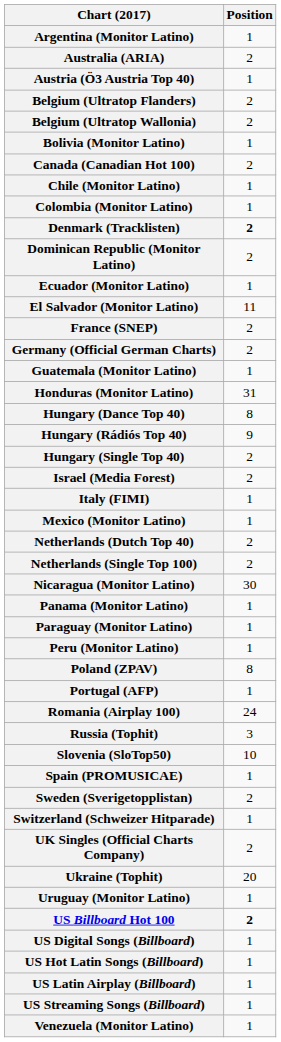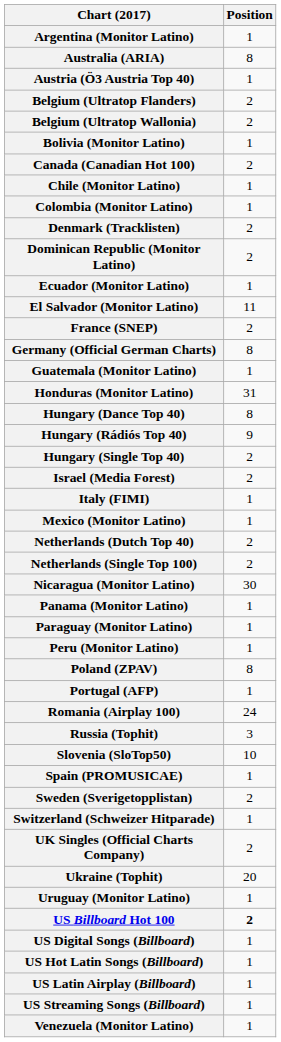(250, 57) 2 -> (250, 57) 8
(250, 228) bold -> (250, 228) normal
(250, 350) 2 -> (250, 350) 8
